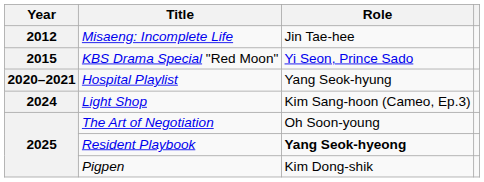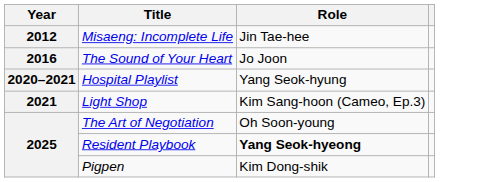- row: (180, 58)
+ row: (157, 58)
(42, 101) 2024 -> (42, 101) 2021
